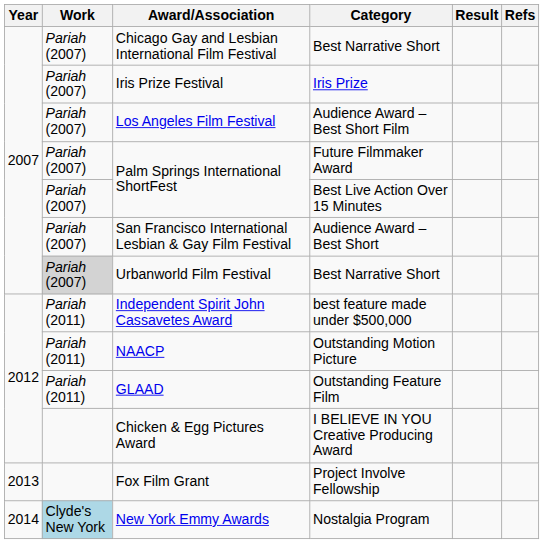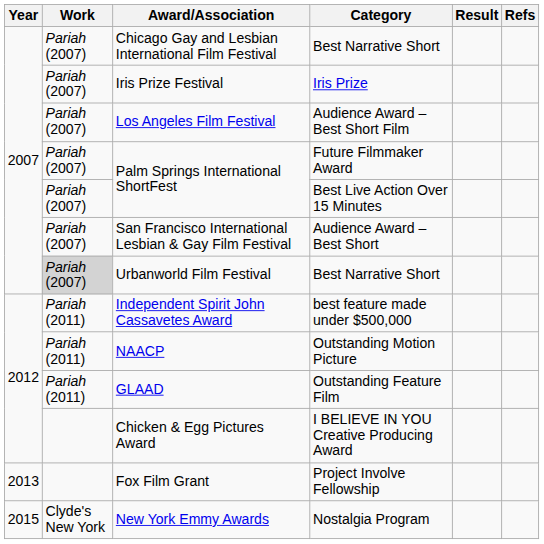(23, 519) 2014 -> (23, 519) 2015
(75, 519) lightblue background -> (75, 519) no background
